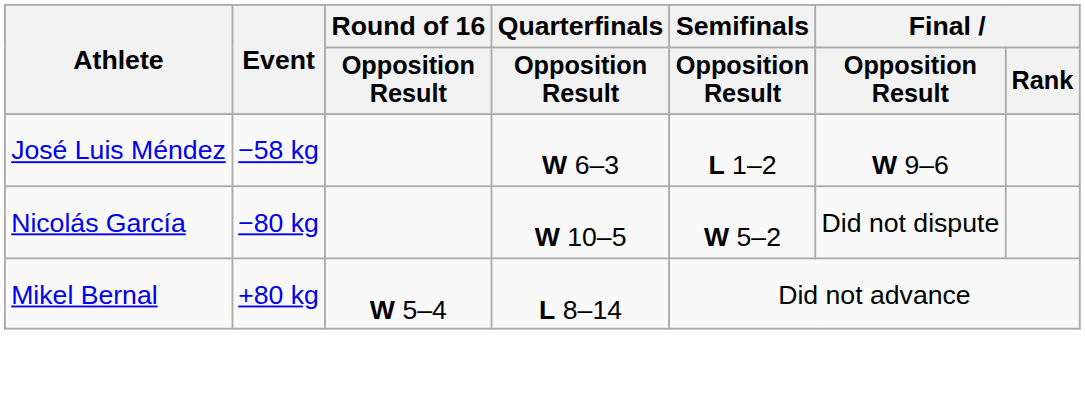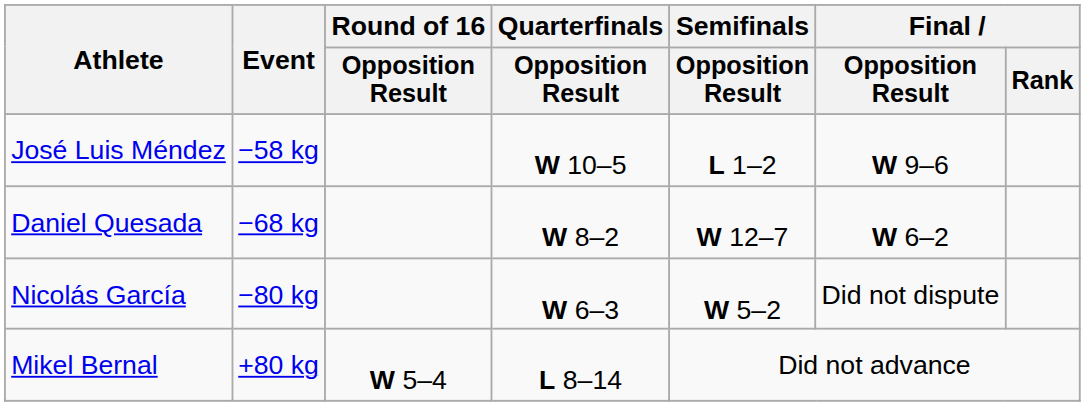(581, 166) W 6–3 -> (581, 166) W 10–5
+ row: (107, 222)
(581, 237) W 10–5 -> (581, 309) W 6–3
